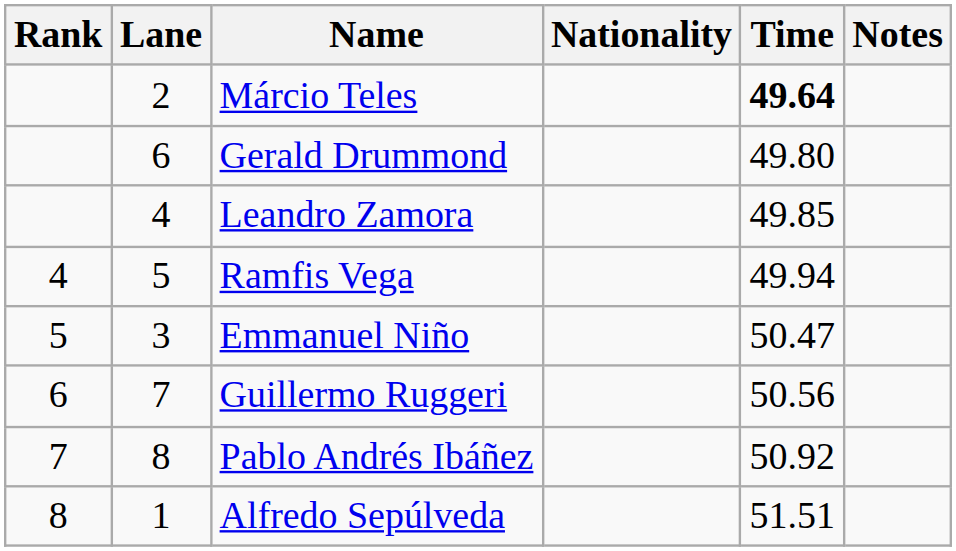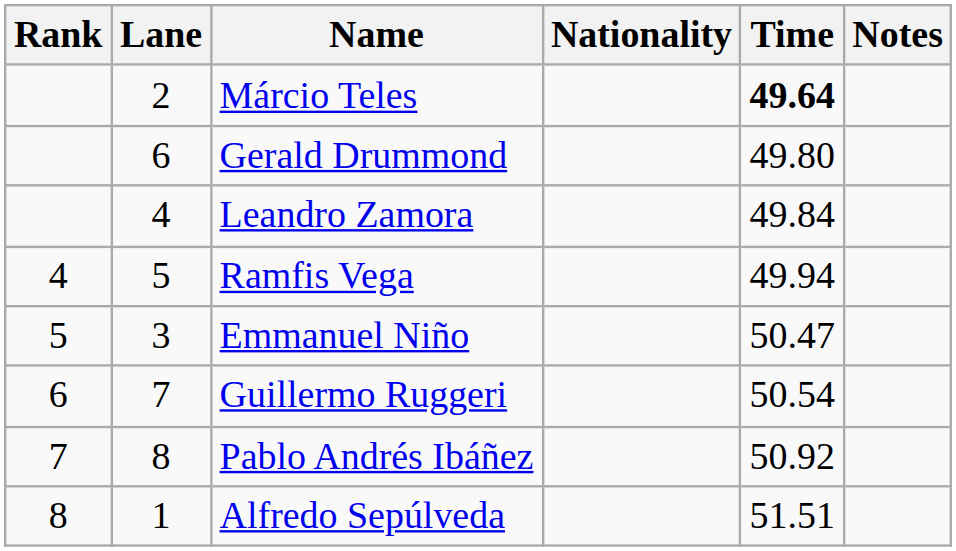(792, 214) 49.85 -> (792, 214) 49.84
(792, 395) 50.56 -> (792, 395) 50.54
